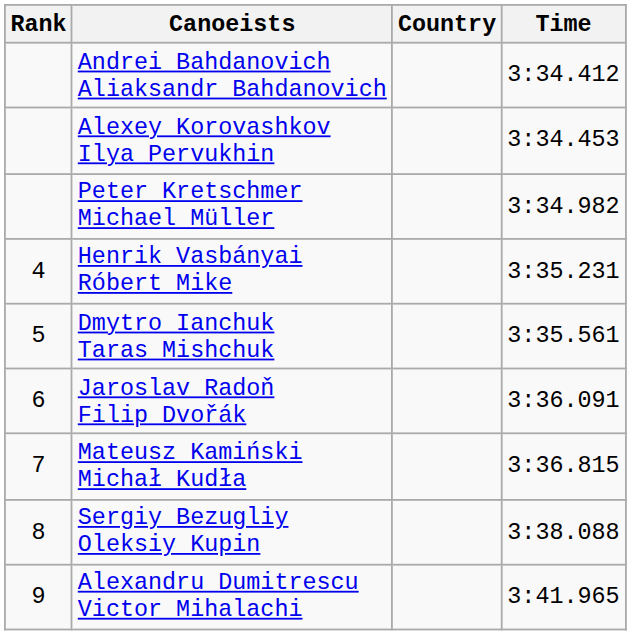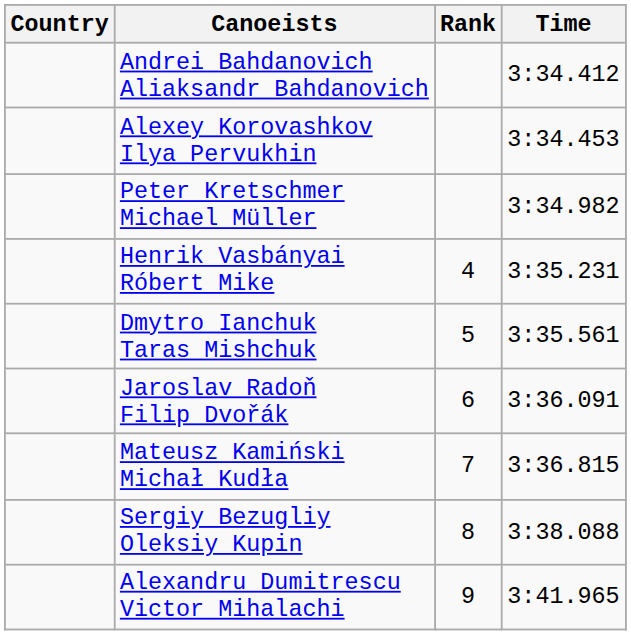columns swapped: (39, 24) <-> (447, 24)
